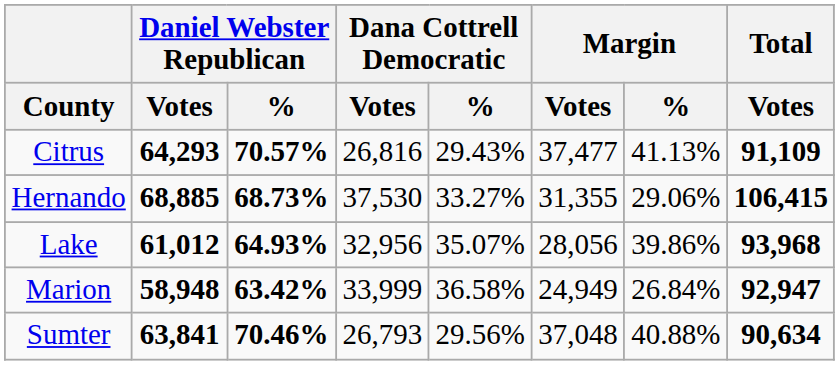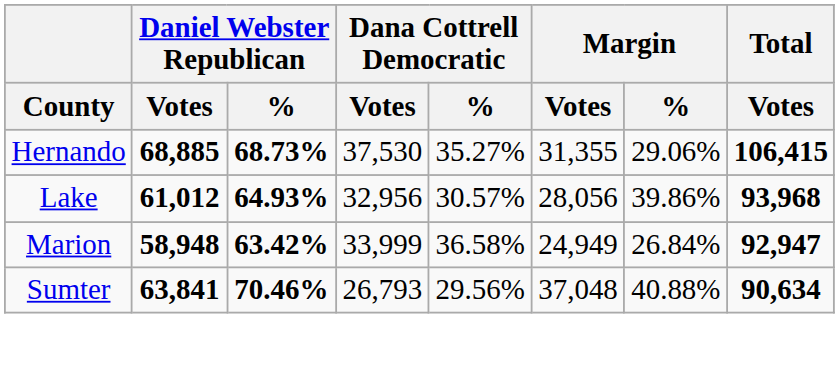- row: (69, 151)
(480, 197) 33.27% -> (480, 151) 35.27%
(480, 243) 35.07% -> (480, 197) 30.57%
